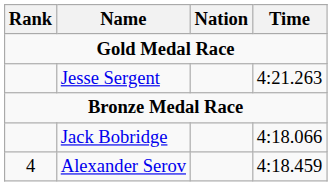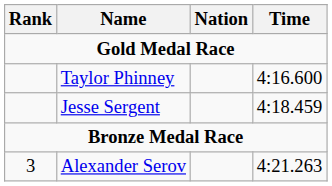+ row: (118, 78)
(289, 78) 4:21.263 -> (289, 107) 4:18.459
- row: (114, 136)
(31, 166) 4 -> (31, 166) 3
(289, 166) 4:18.459 -> (289, 166) 4:21.263
